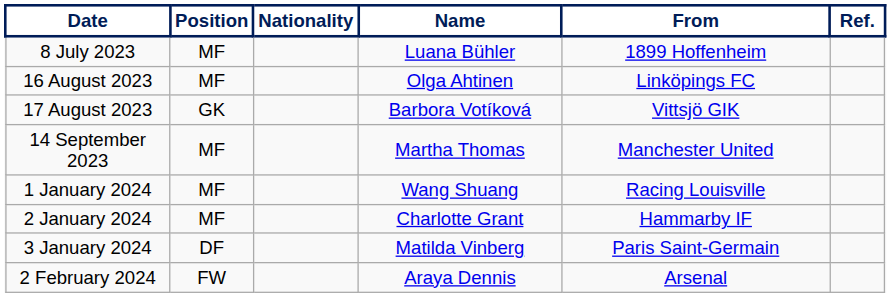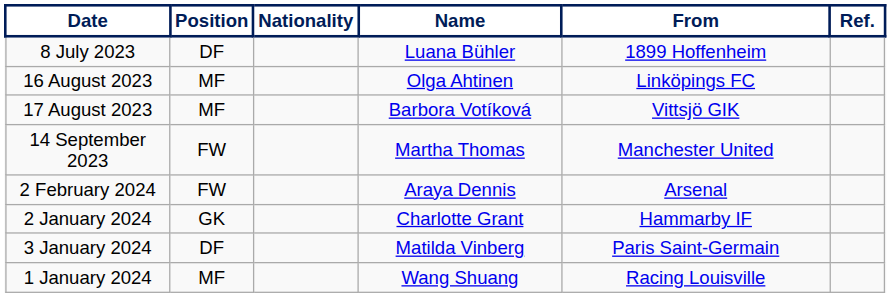(212, 52) MF -> (212, 52) DF
(212, 110) GK -> (212, 110) MF
(212, 150) MF -> (212, 150) FW
rows swapped: (88, 190) <-> (88, 278)
(212, 219) MF -> (212, 219) GK
